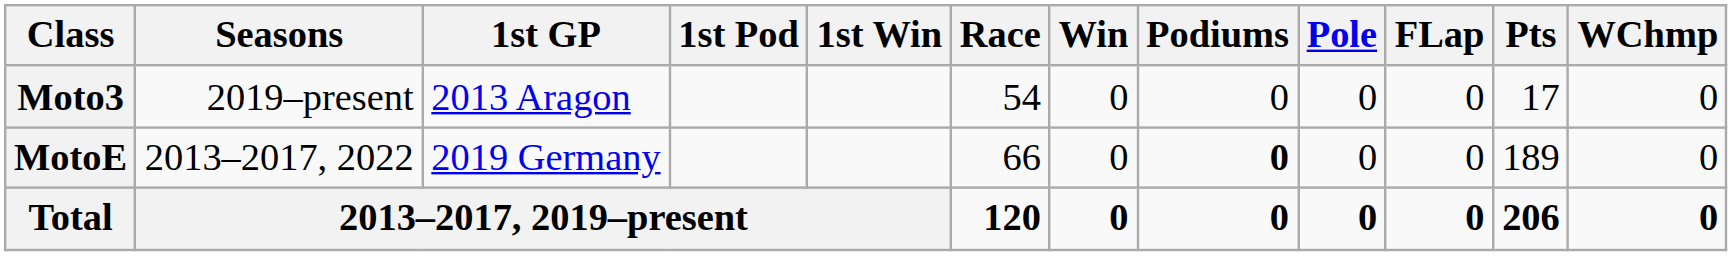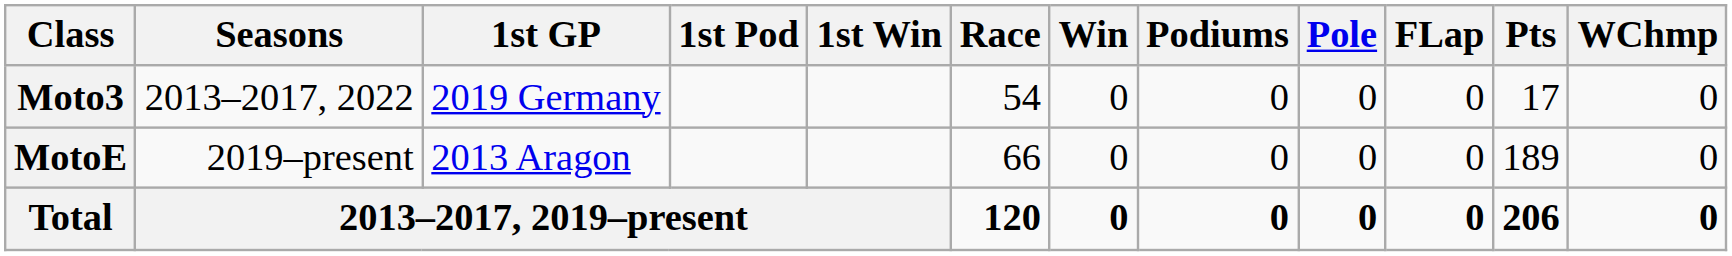(310, 95) 2019–present -> (279, 95) 2013–2017, 2022
(531, 95) 2013 Aragon -> (546, 95) 2019 Germany
(279, 156) 2013–2017, 2022 -> (310, 156) 2019–present
(546, 156) 2019 Germany -> (531, 156) 2013 Aragon
(1279, 156) bold -> (1279, 156) normal
